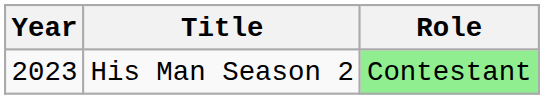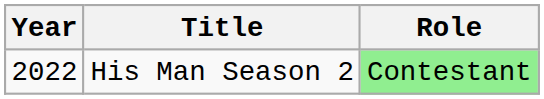(45, 72) 2023 -> (45, 72) 2022
